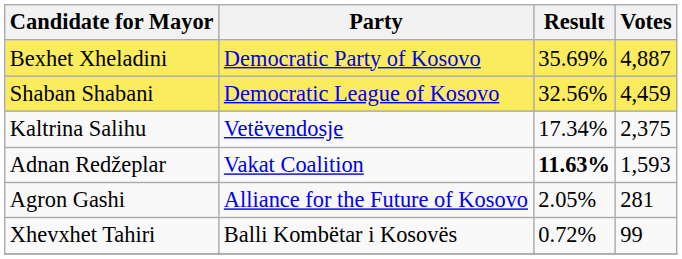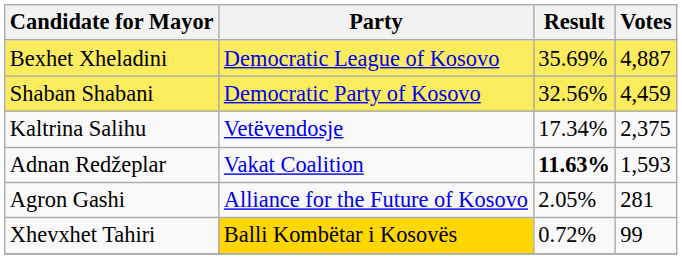(352, 57) Democratic Party of Kosovo -> (362, 57) Democratic League of Kosovo
(362, 93) Democratic League of Kosovo -> (352, 93) Democratic Party of Kosovo
(340, 235) no background -> (340, 235) gold background
